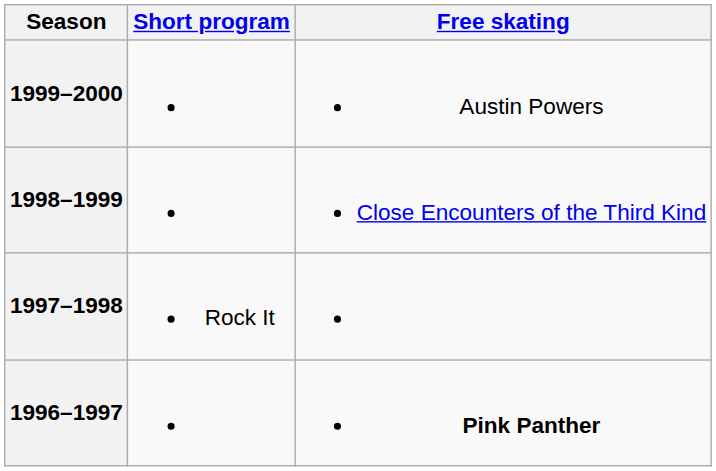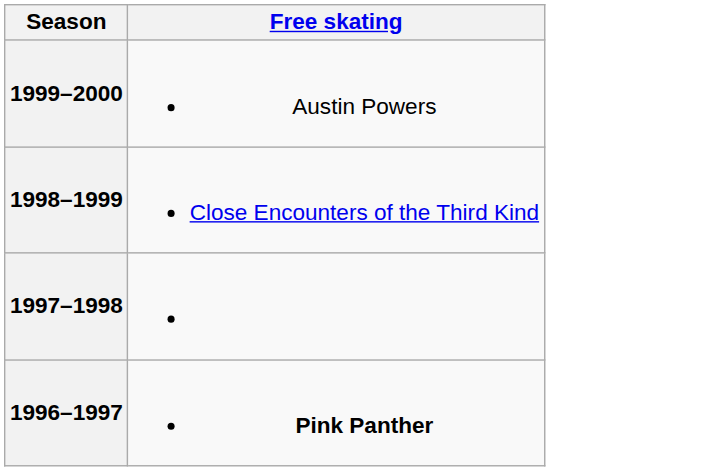- column: (212, 22)
